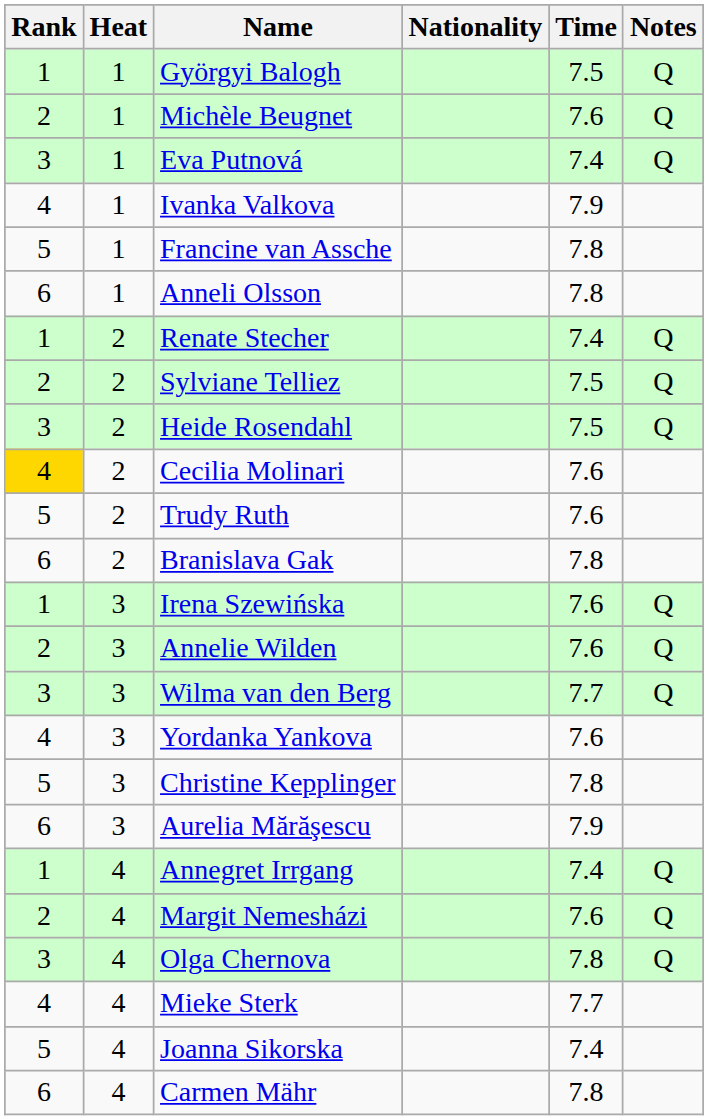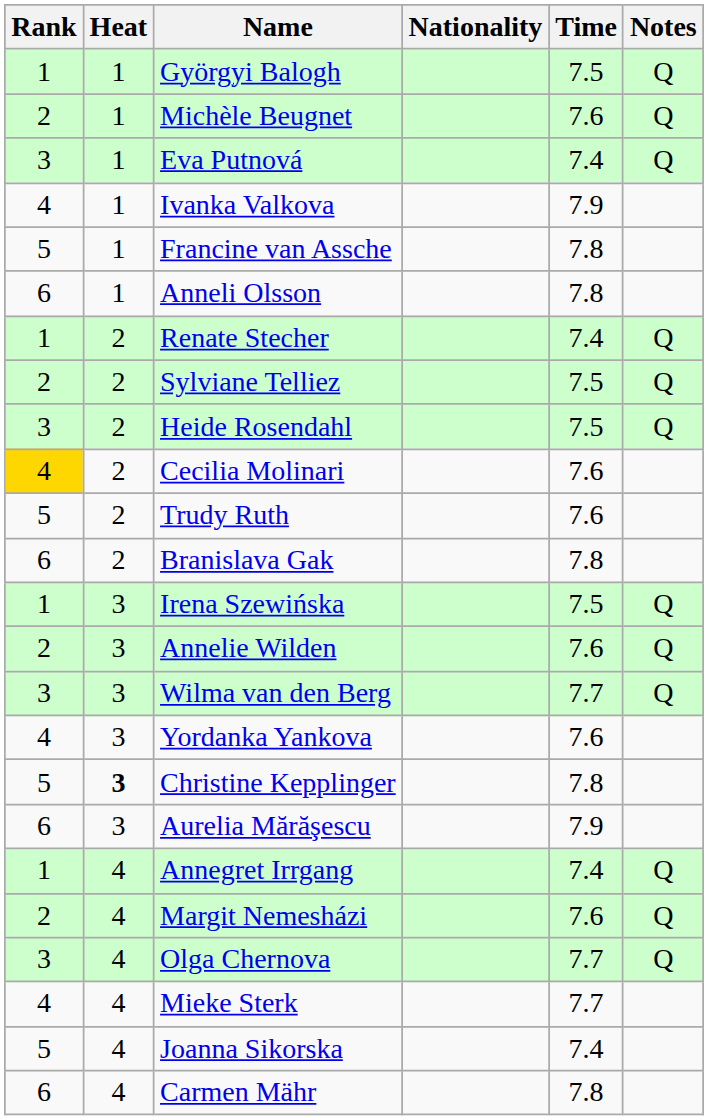(586, 603) 7.6 -> (586, 603) 7.5
(118, 781) normal -> (118, 781) bold
(586, 959) 7.8 -> (586, 959) 7.7
